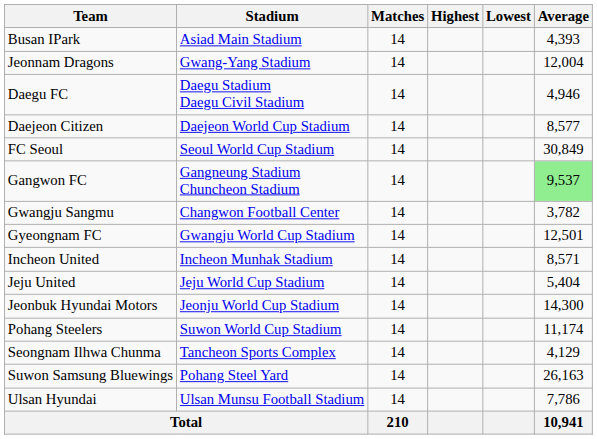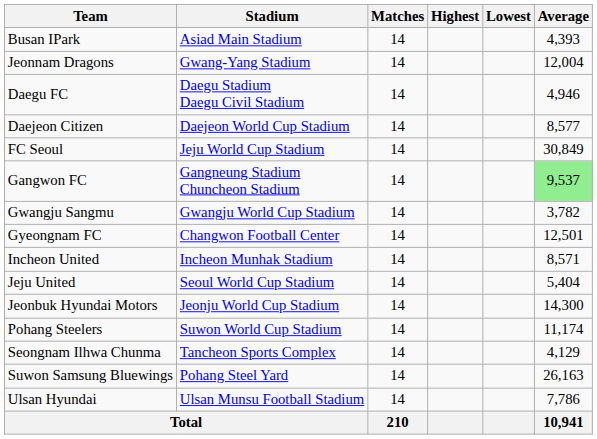(257, 149) Seoul World Cup Stadium -> (252, 149) Jeju World Cup Stadium
(260, 212) Changwon Football Center -> (267, 212) Gwangju World Cup Stadium
(267, 236) Gwangju World Cup Stadium -> (260, 236) Changwon Football Center
(252, 282) Jeju World Cup Stadium -> (257, 282) Seoul World Cup Stadium
